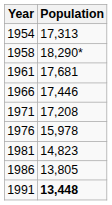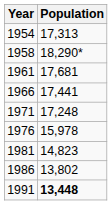(59, 92) 17,446 -> (59, 92) 17,441
(59, 111) 17,208 -> (59, 111) 17,248
(59, 170) 13,805 -> (59, 170) 13,802
